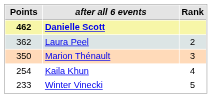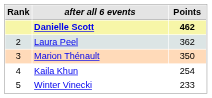columns swapped: (193, 12) <-> (24, 12)
